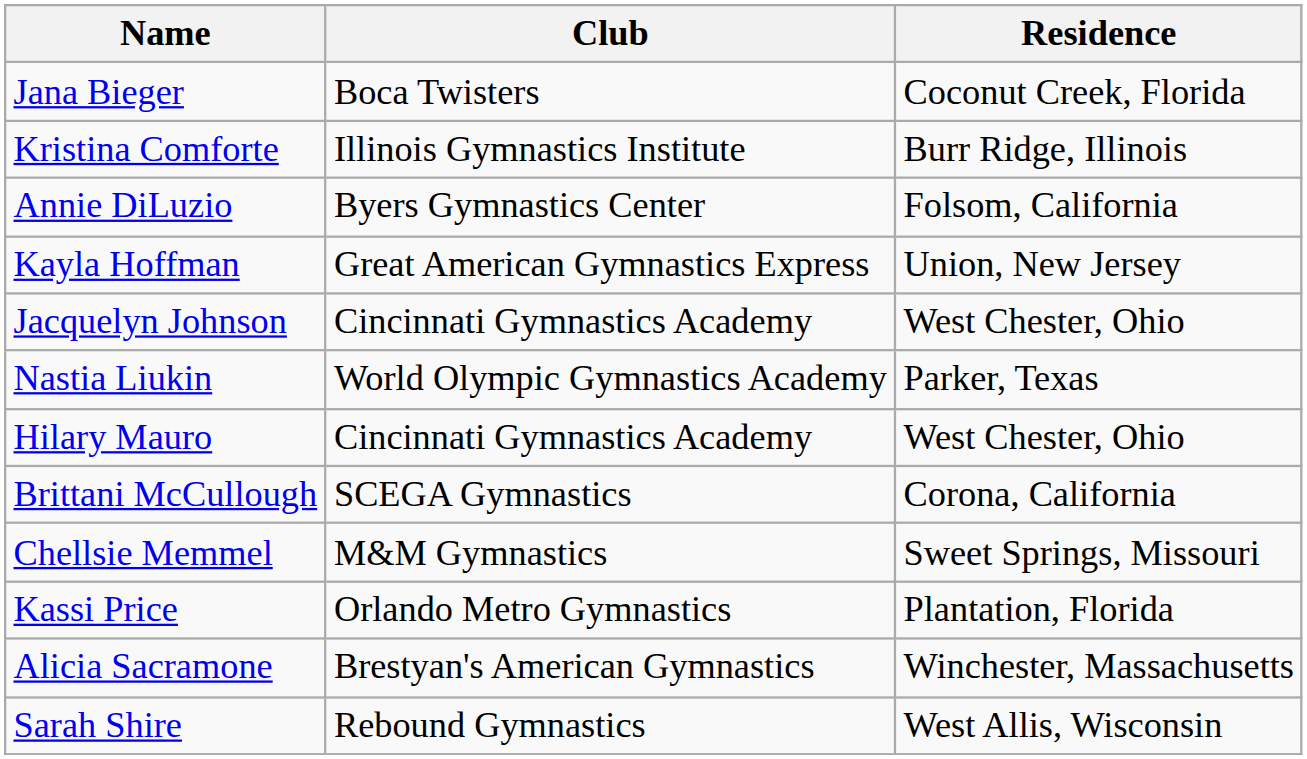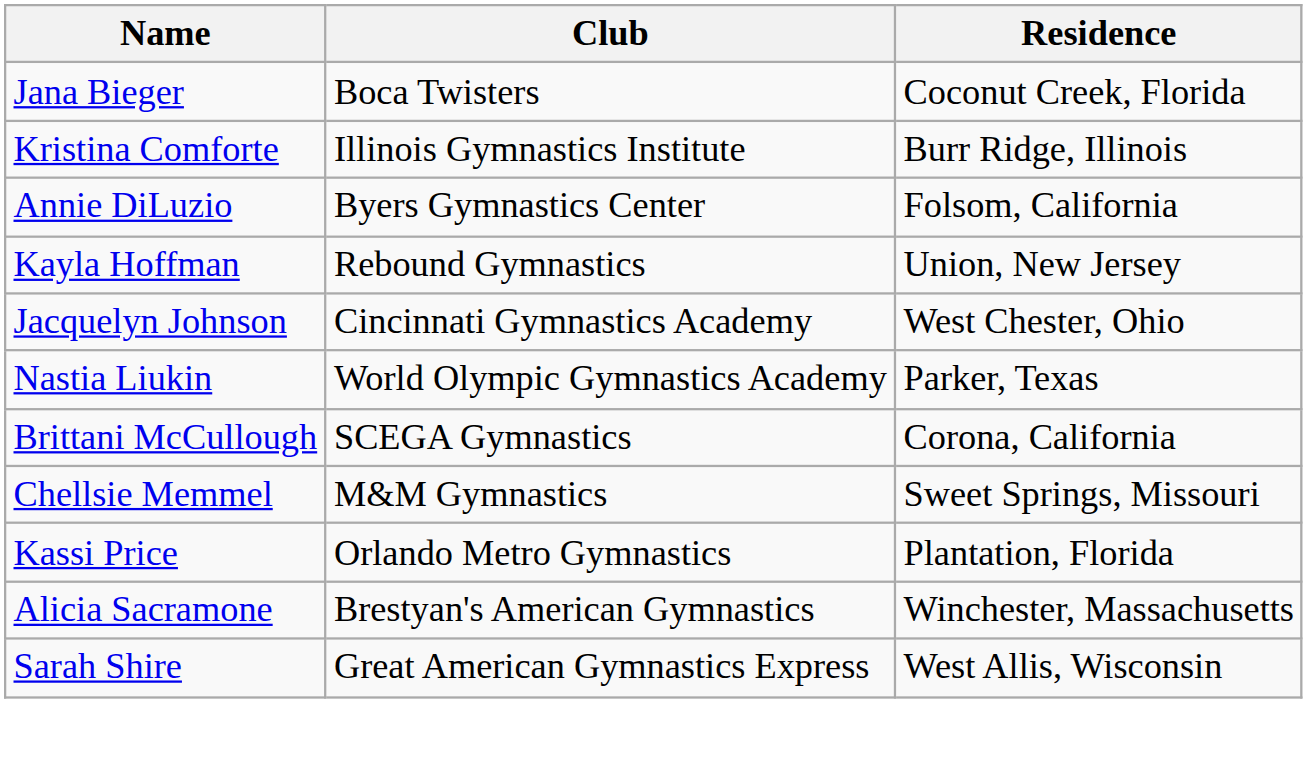(602, 263) Great American Gymnastics Express -> (490, 263) Rebound Gymnastics
- row: (113, 436)
(490, 724) Rebound Gymnastics -> (602, 666) Great American Gymnastics Express
